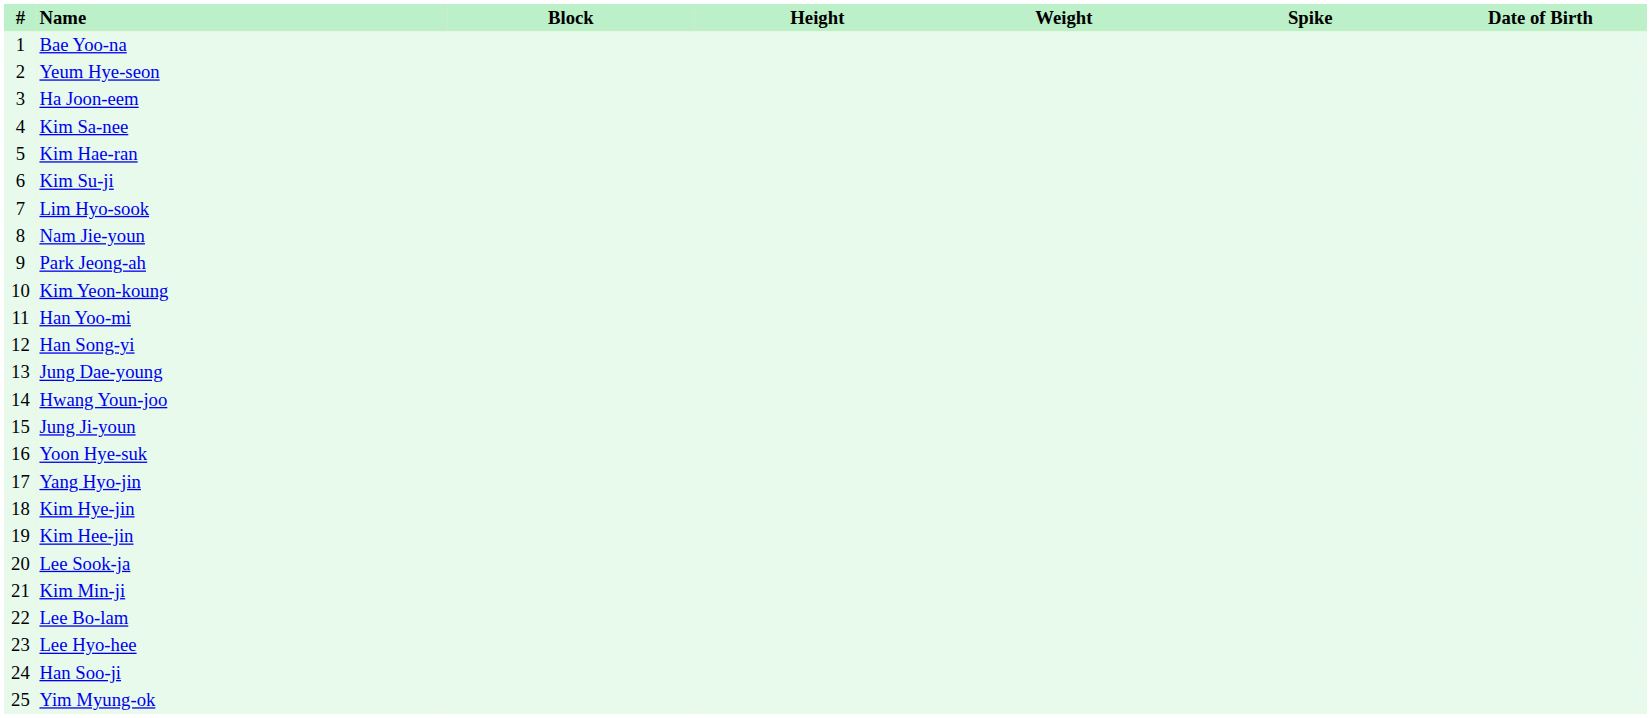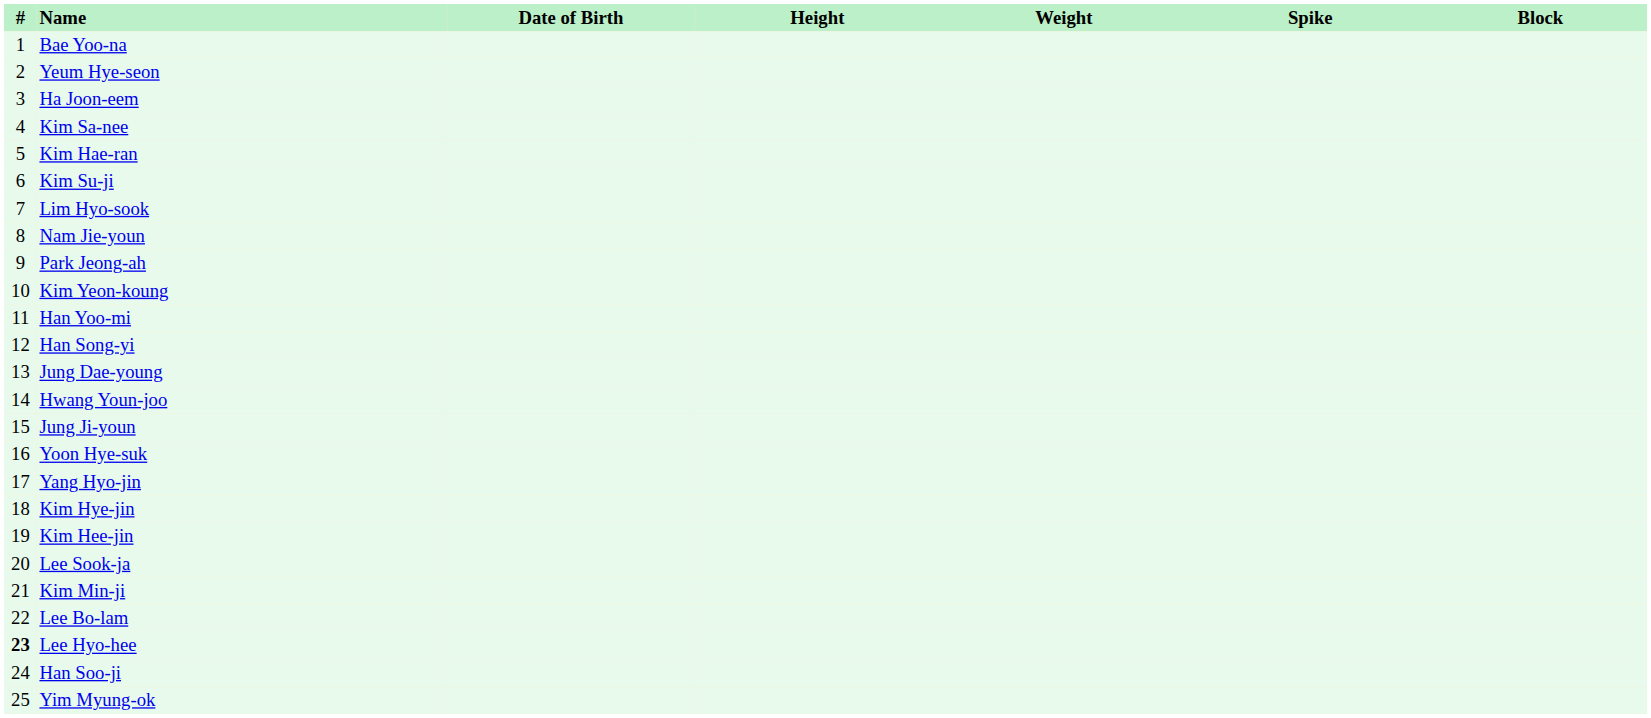columns swapped: (1540, 17) <-> (571, 17)
(20, 645) normal -> (20, 645) bold
